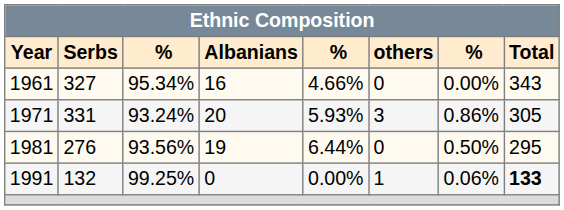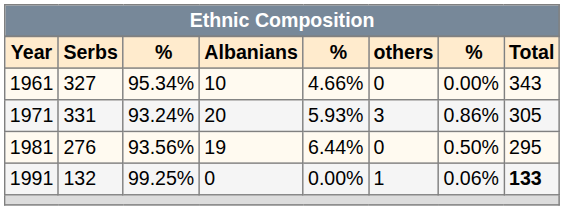(215, 84) 16 -> (215, 84) 10
